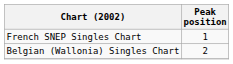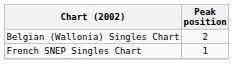rows swapped: (93, 51) <-> (74, 37)
